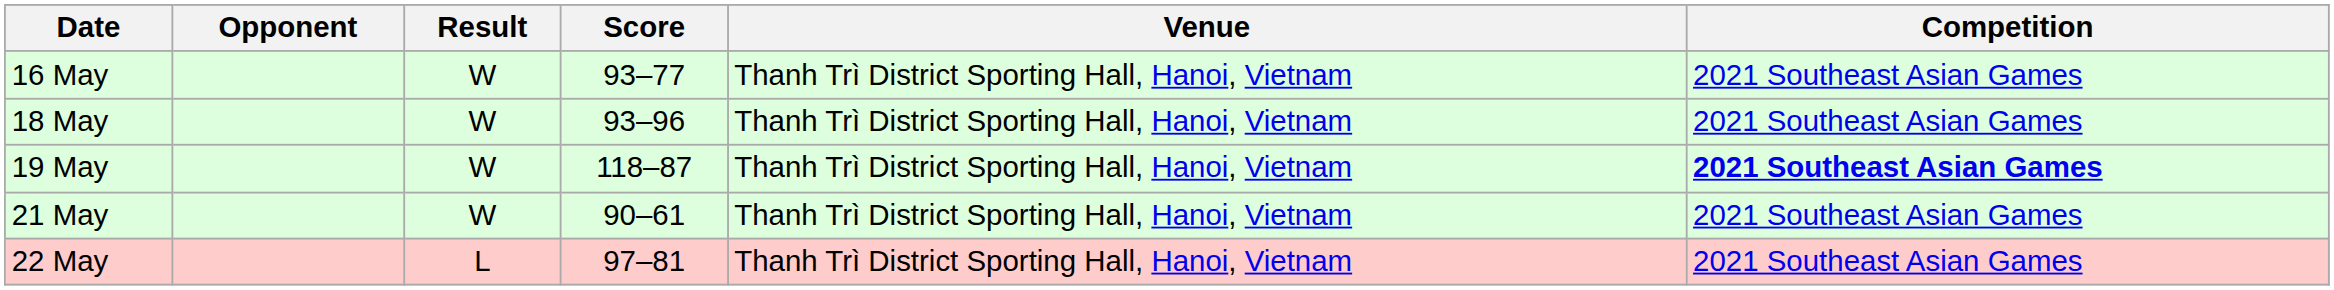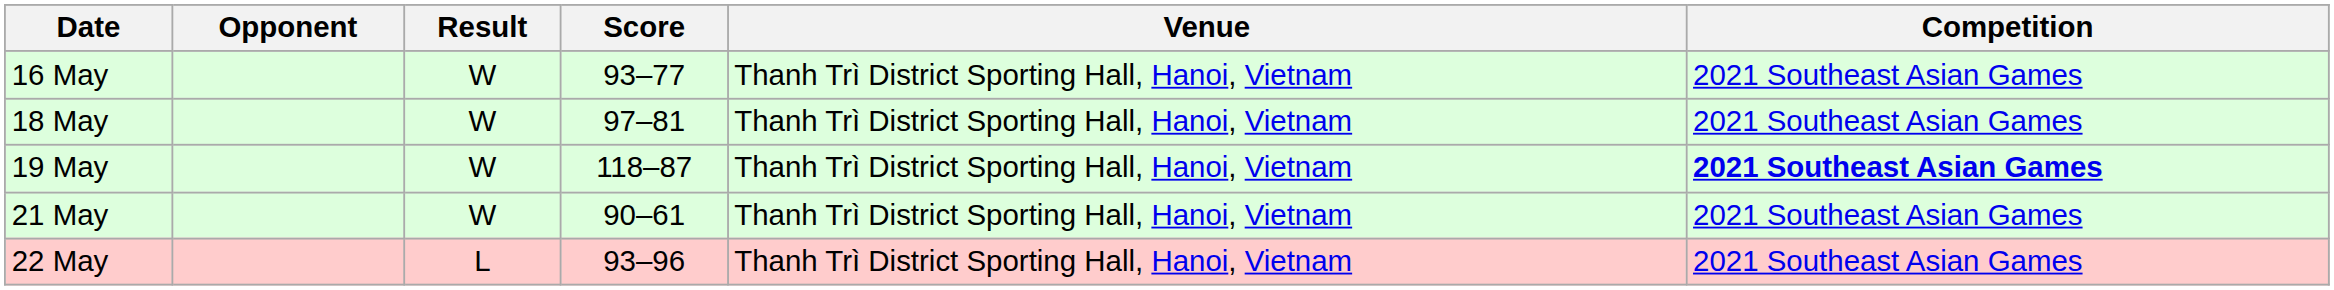(644, 121) 93–96 -> (644, 121) 97–81
(644, 261) 97–81 -> (644, 261) 93–96
